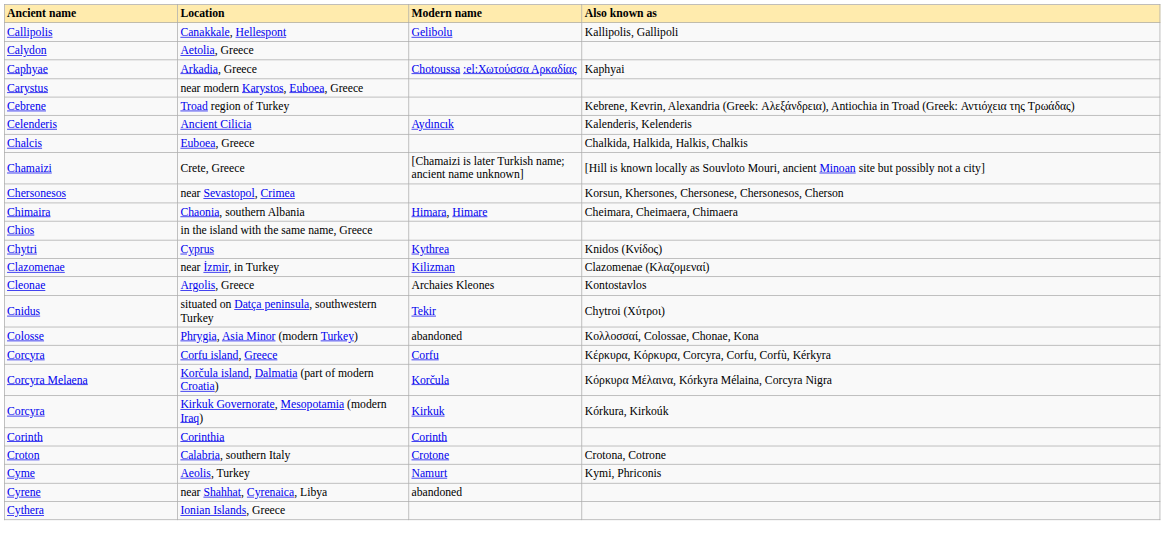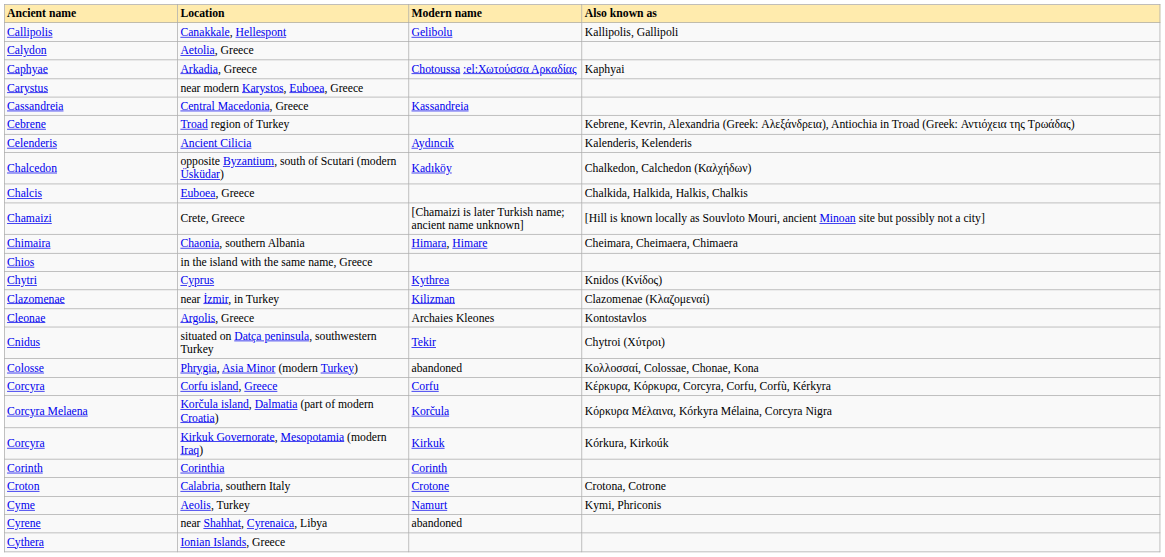+ row: (244, 106)
+ row: (288, 168)
- row: (238, 193)
